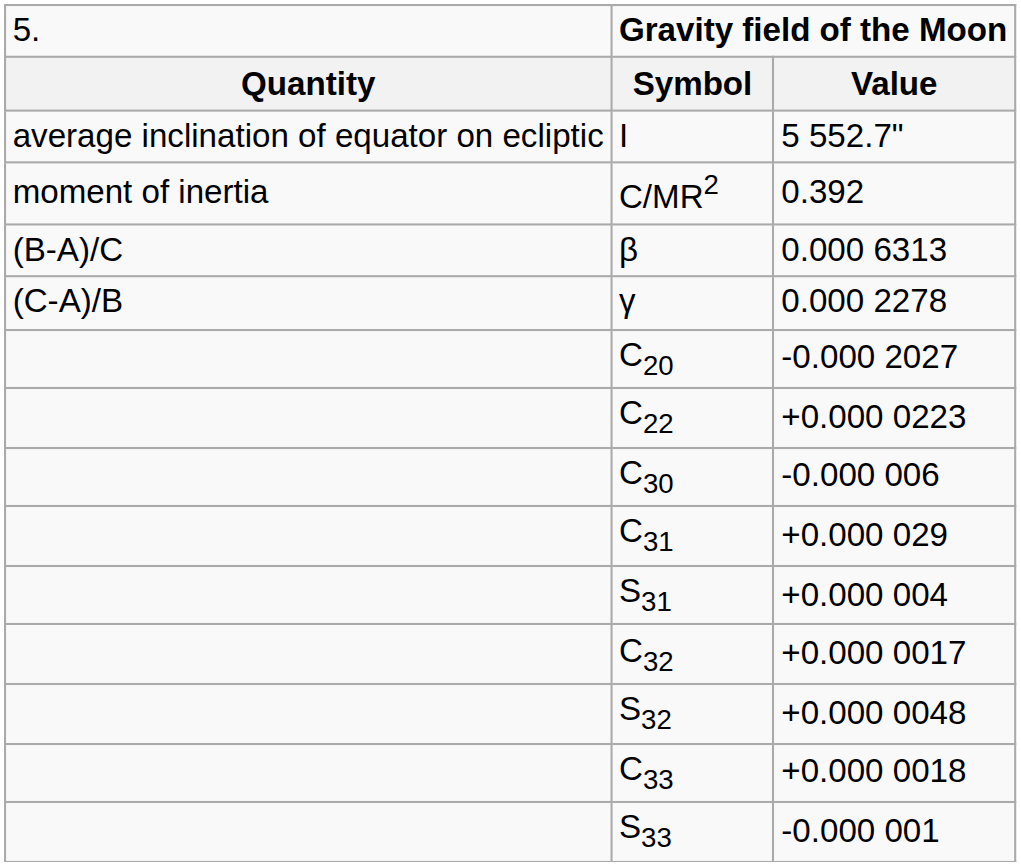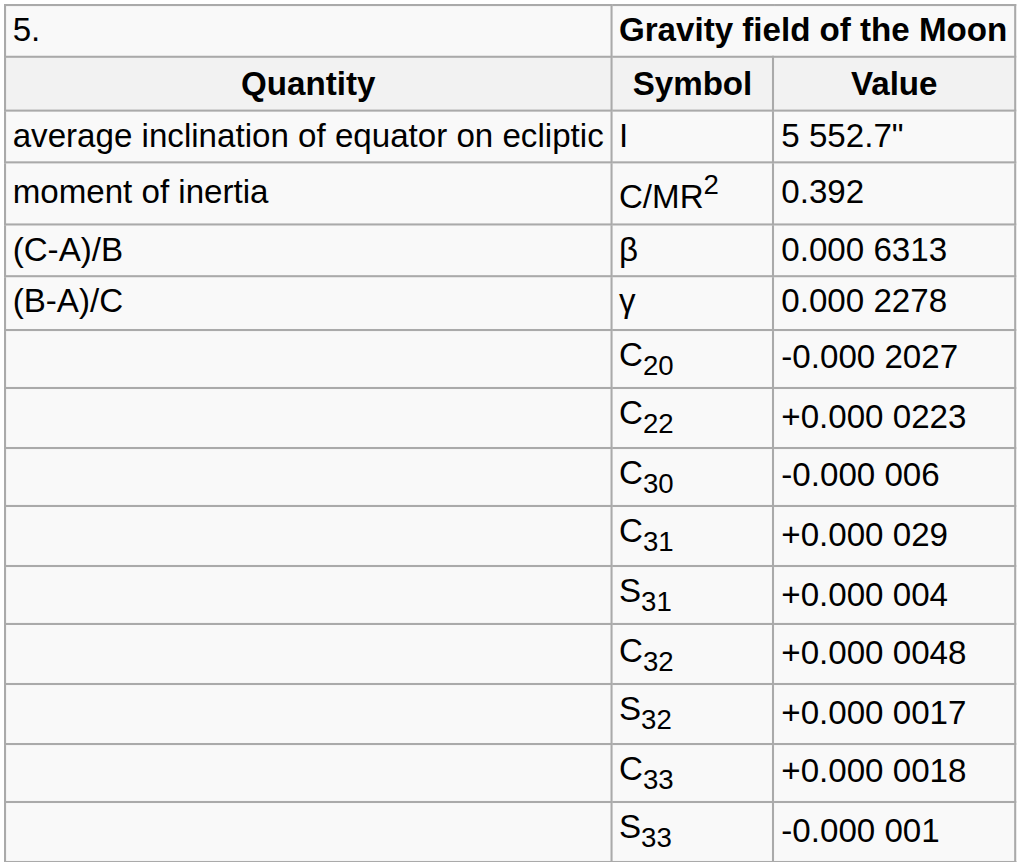(68, 249) (B-A)/C -> (68, 249) (C-A)/B
(68, 302) (C-A)/B -> (68, 302) (B-A)/C
(874, 653) +0.000 0017 -> (874, 653) +0.000 0048
(874, 712) +0.000 0048 -> (874, 712) +0.000 0017
